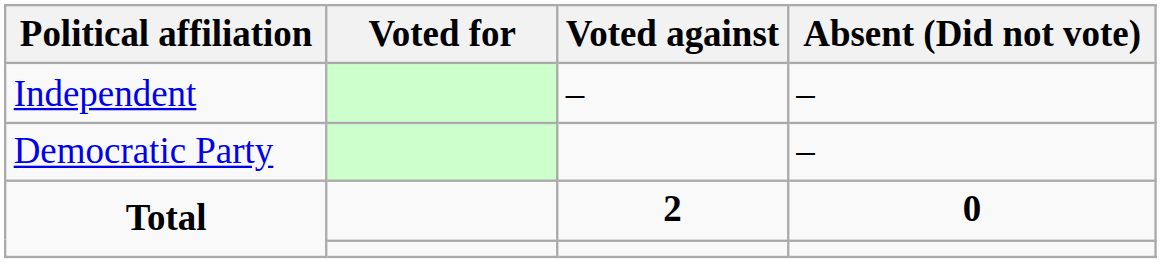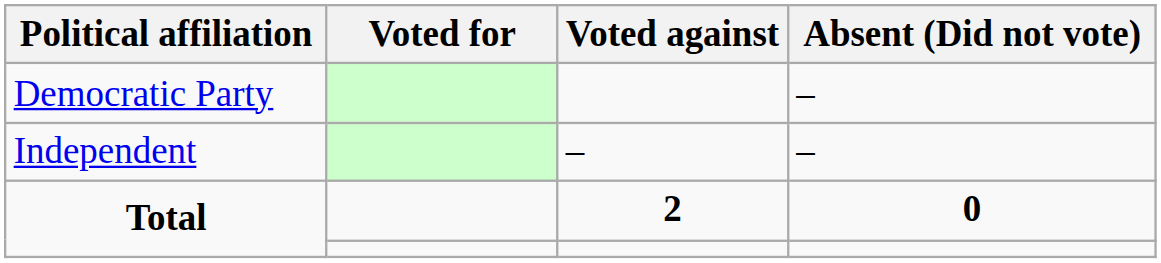rows swapped: (144, 151) <-> (105, 92)
